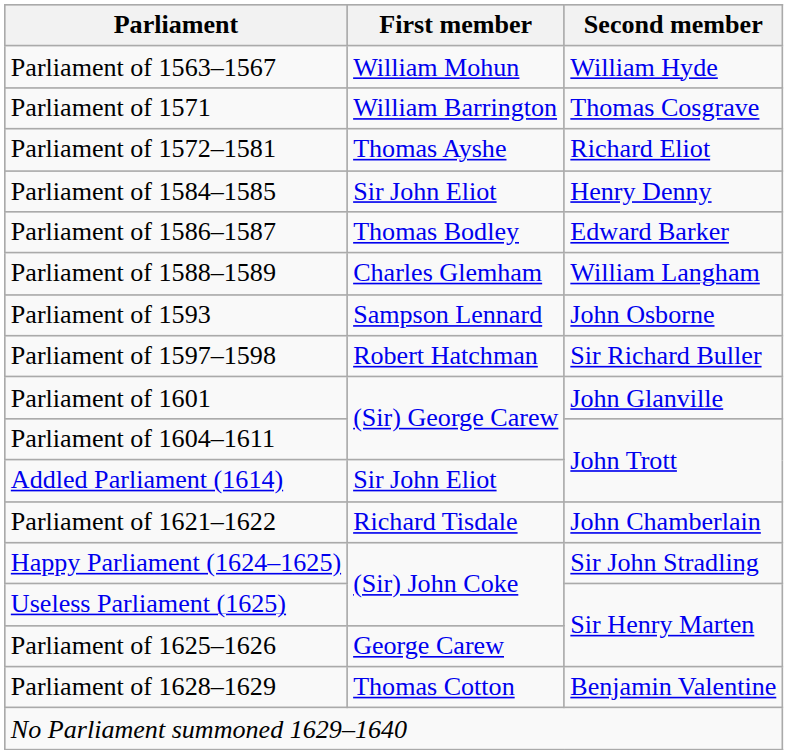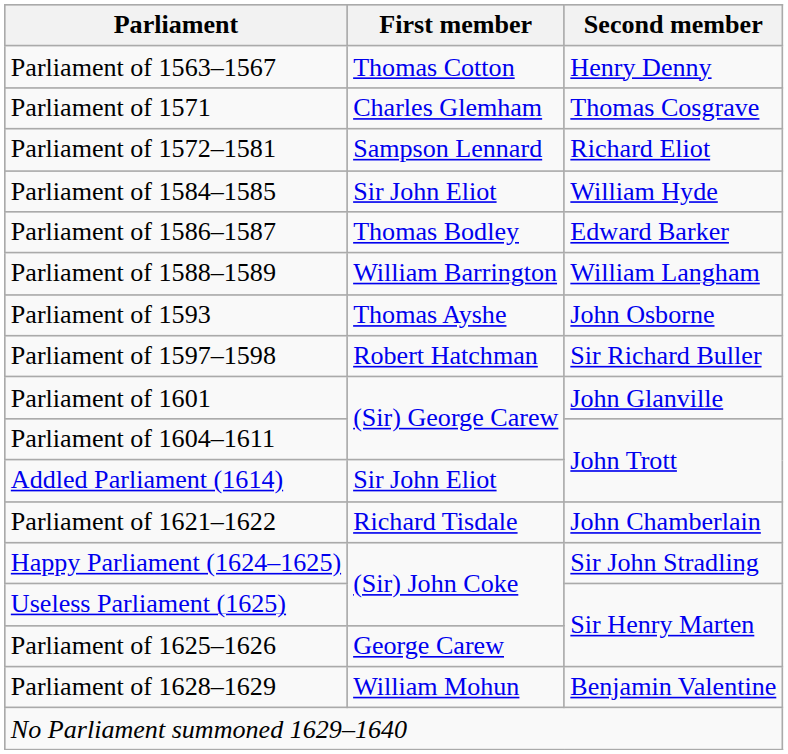(436, 66) William Mohun -> (434, 66) Thomas Cotton
(644, 66) William Hyde -> (641, 66) Henry Denny
(455, 107) William Barrington -> (448, 107) Charles Glemham
(430, 149) Thomas Ayshe -> (448, 149) Sampson Lennard
(641, 190) Henry Denny -> (644, 190) William Hyde
(448, 273) Charles Glemham -> (455, 273) William Barrington
(448, 314) Sampson Lennard -> (430, 314) Thomas Ayshe
(434, 686) Thomas Cotton -> (436, 686) William Mohun
